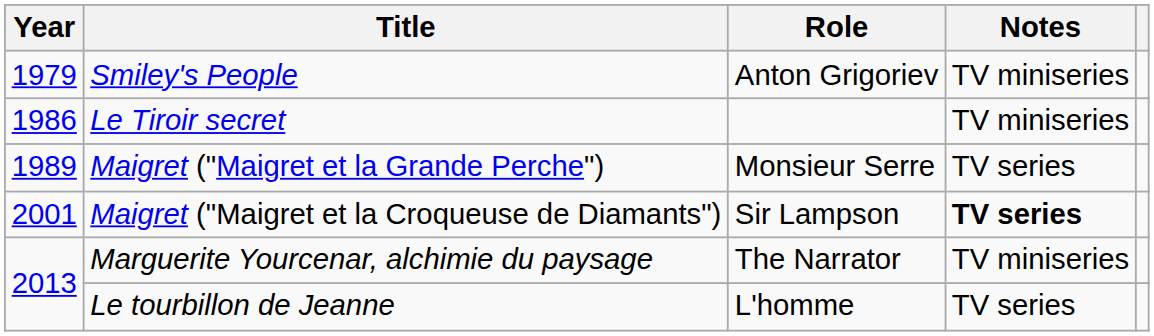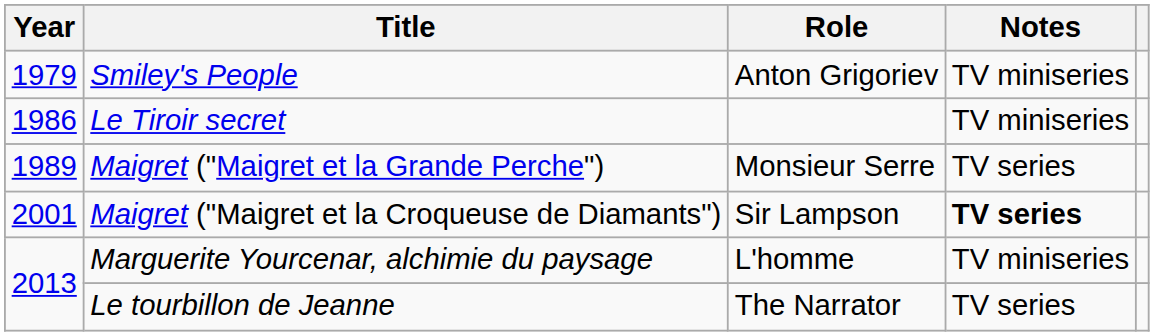(818, 259) The Narrator -> (795, 259) L'homme
(795, 306) L'homme -> (818, 306) The Narrator
